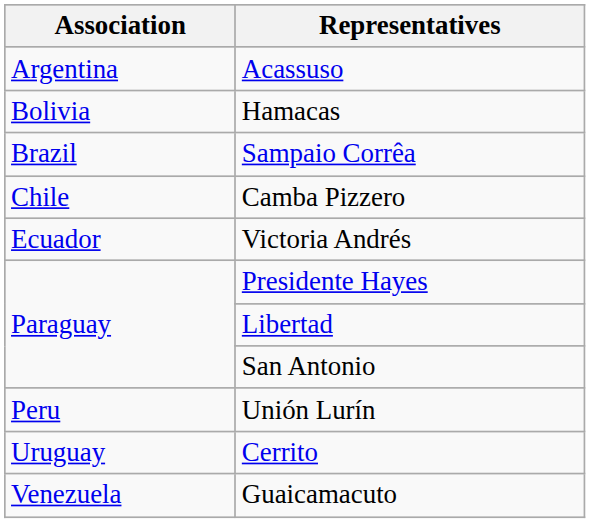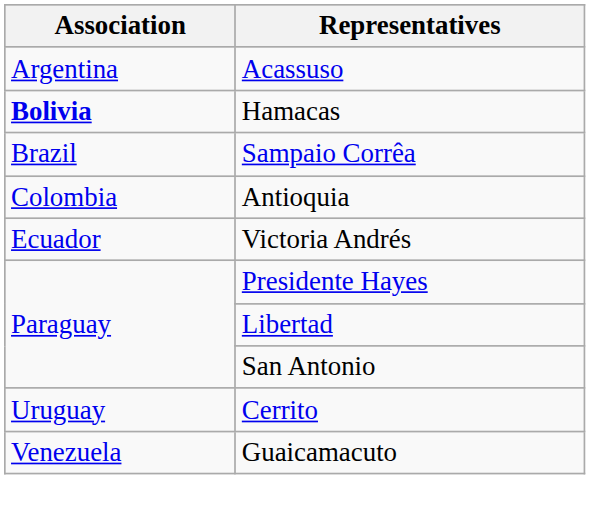(51, 111) normal -> (51, 111) bold
- row: (324, 196)
+ row: (296, 196)
- row: (309, 409)
